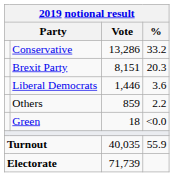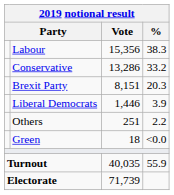+ row: (29, 49)
(159, 85) 3.6 -> (159, 103) 3.9
(131, 103) 859 -> (131, 121) 251
